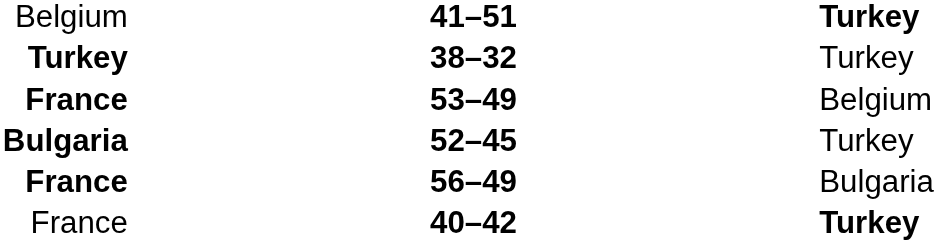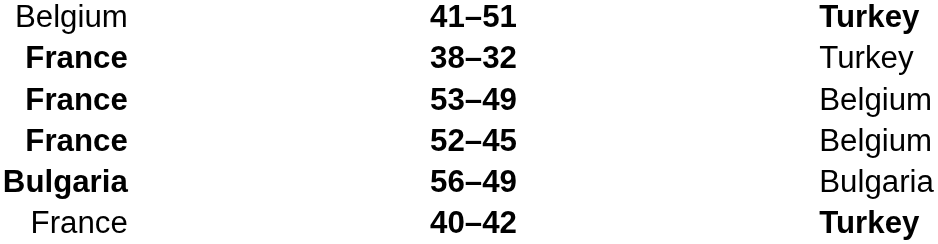(78, 57) Turkey -> (77, 57) France
(65, 140) Bulgaria -> (77, 140) France
(866, 140) Turkey -> (876, 140) Belgium
(77, 181) France -> (65, 181) Bulgaria
